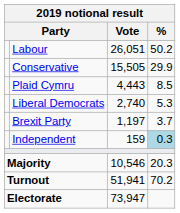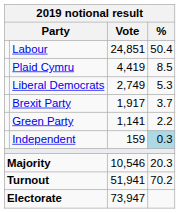(128, 49) 26,051 -> (128, 49) 24,851
(161, 49) 50.2 -> (161, 49) 50.4
- row: (45, 67)
(131, 85) 4,443 -> (131, 67) 4,419
(131, 103) 2,740 -> (131, 85) 2,749
(131, 121) 1,197 -> (131, 103) 1,917
+ row: (43, 121)
